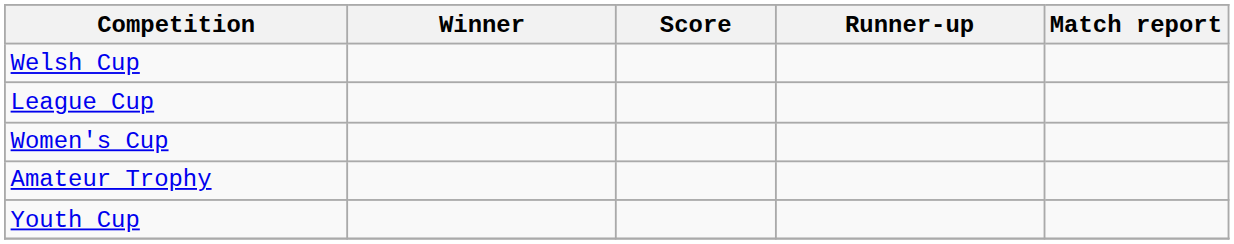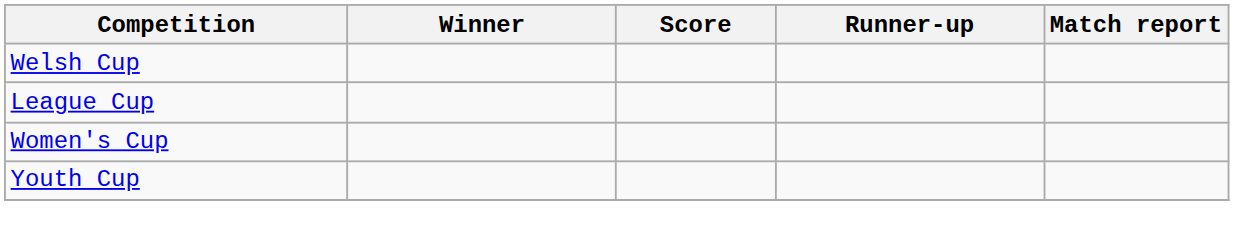- row: (111, 180)
